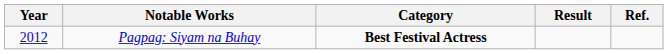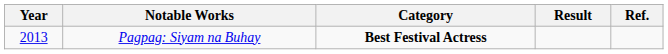(34, 37) 2012 -> (34, 37) 2013
